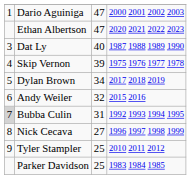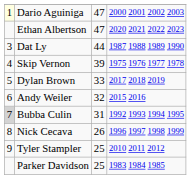(9, 13) no background -> (9, 13) lightyellow background
(99, 47) 40 -> (99, 47) 44
(99, 81) 34 -> (99, 81) 33
(99, 132) 27 -> (99, 132) 26
